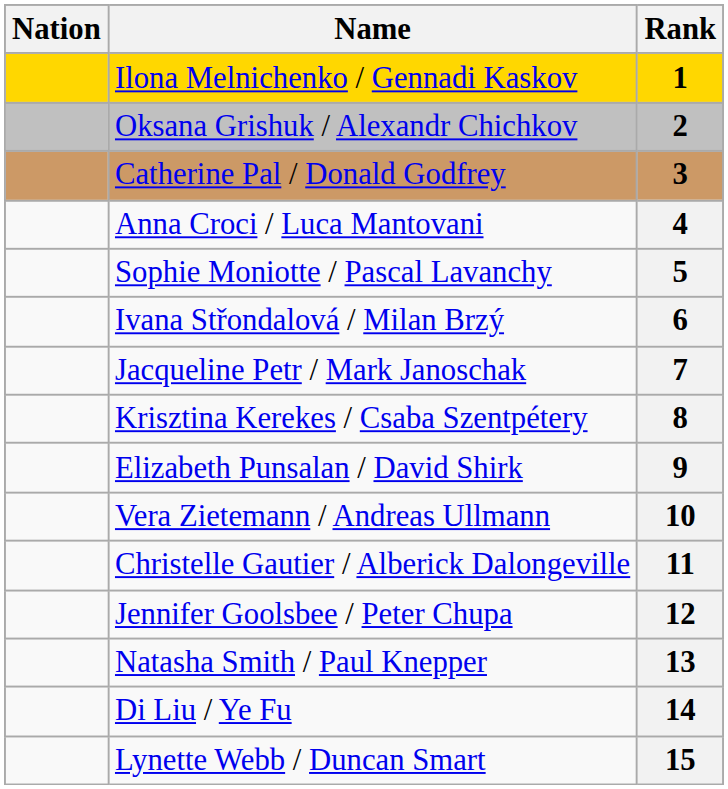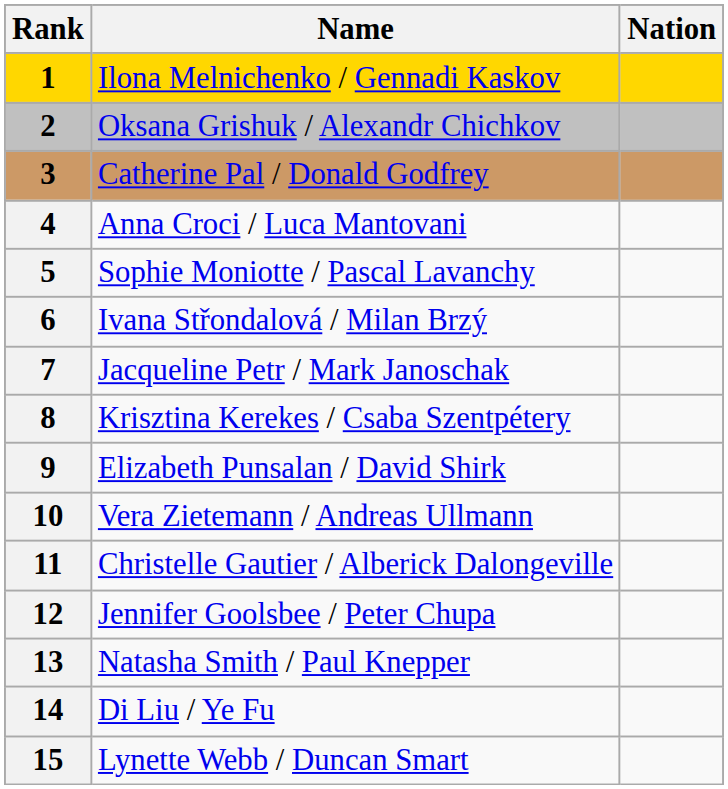columns swapped: (680, 28) <-> (56, 28)
